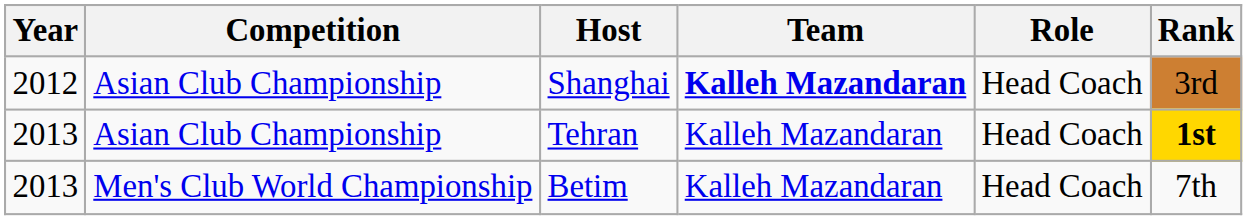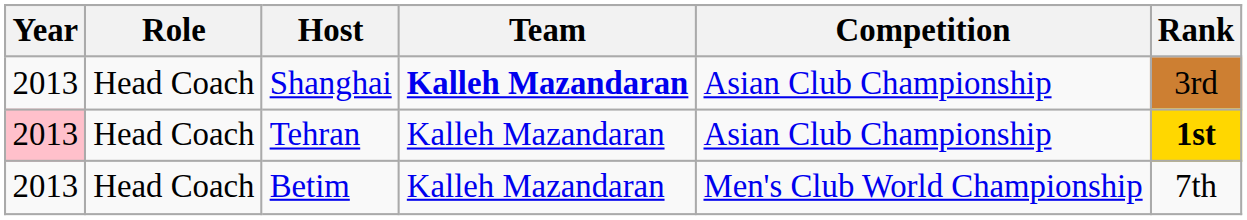columns swapped: (313, 30) <-> (1062, 30)
(45, 82) 2012 -> (45, 82) 2013
(45, 134) no background -> (45, 134) pink background
